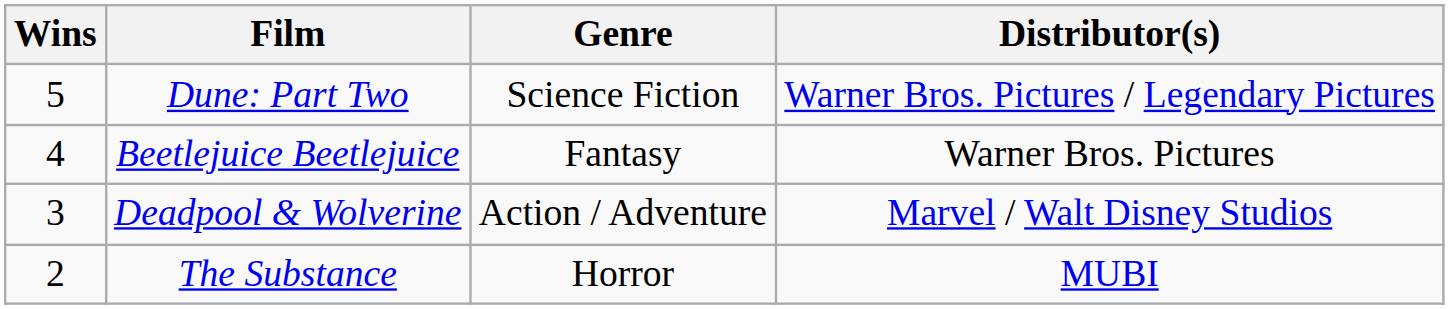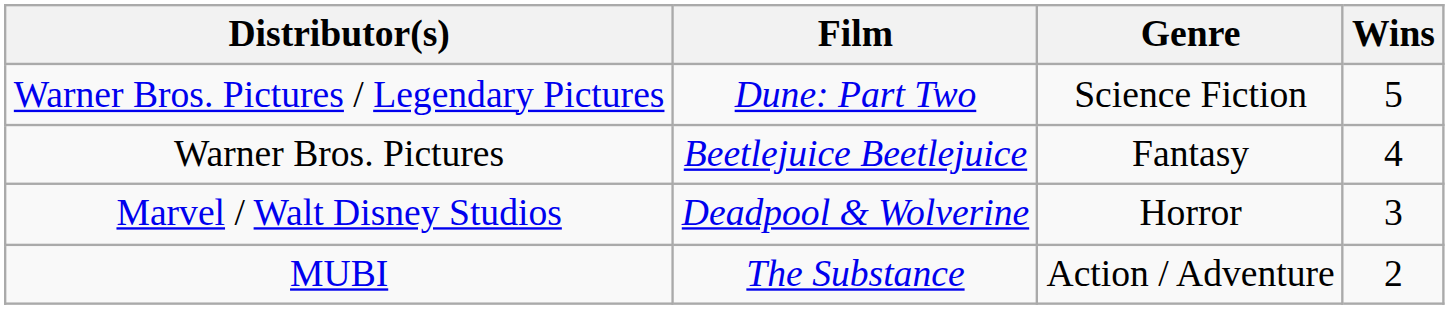columns swapped: (55, 34) <-> (1110, 34)
(623, 213) Action / Adventure -> (1191, 213) Horror
(623, 272) Horror -> (1191, 272) Action / Adventure
